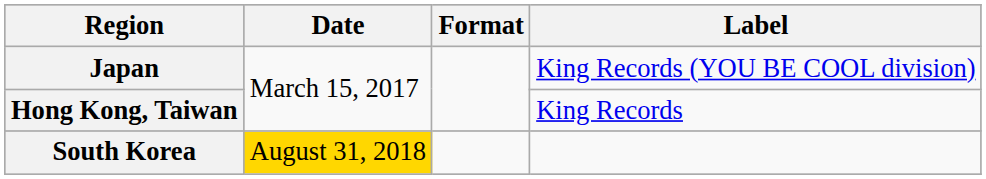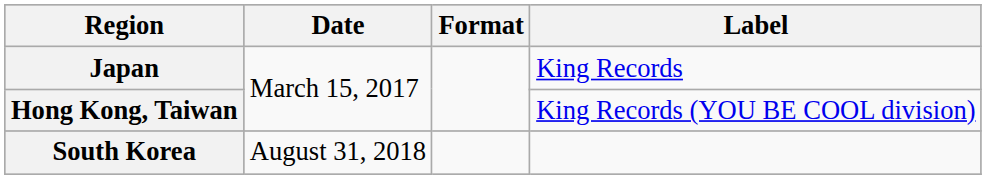(756, 67) King Records (YOU BE COOL division) -> (610, 67) King Records
(610, 109) King Records -> (756, 109) King Records (YOU BE COOL division)
(338, 151) gold background -> (338, 151) no background
